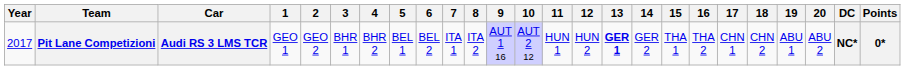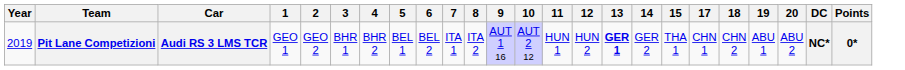- column: (703, 13)
(20, 43) 2017 -> (20, 43) 2019
